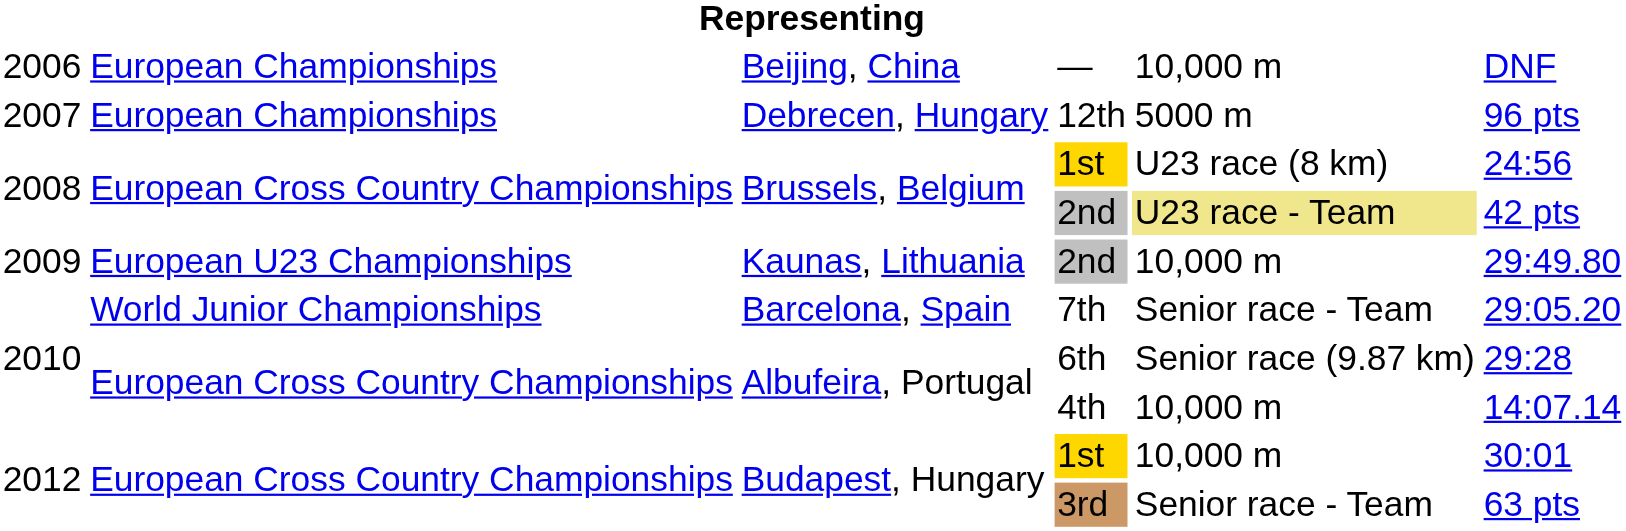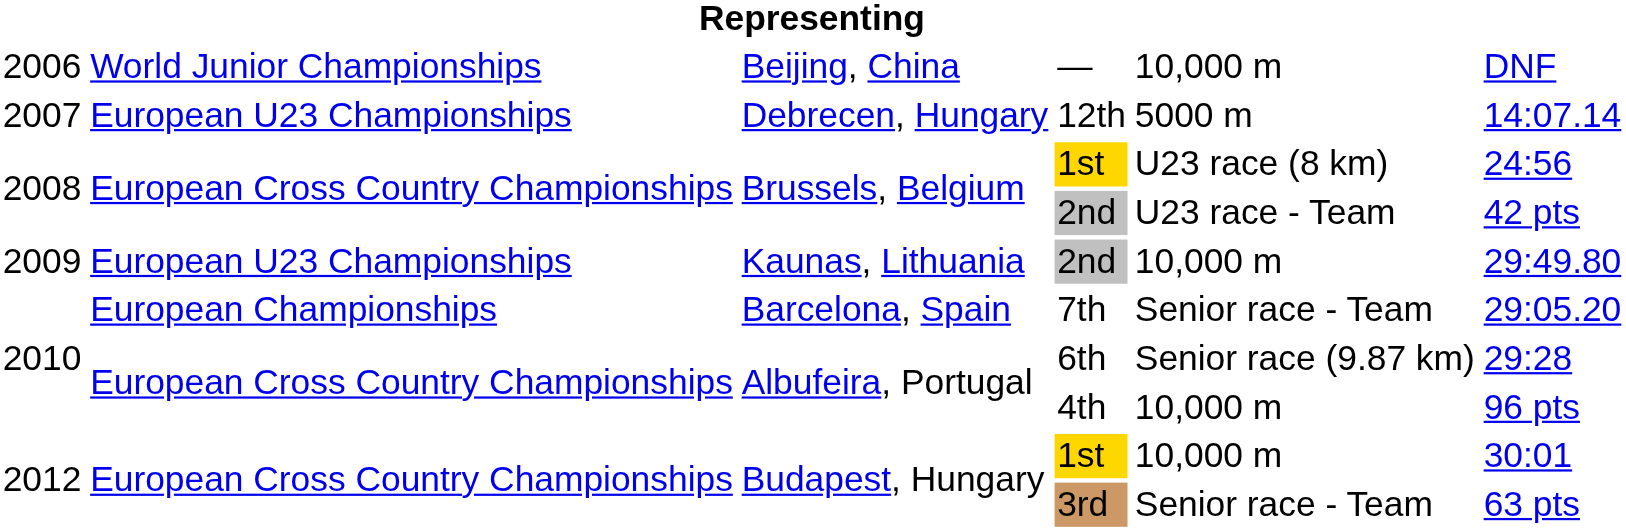(294, 66) European Championships -> (316, 66) World Junior Championships
(294, 115) European Championships -> (331, 115) European U23 Championships
(1532, 115) 96 pts -> (1552, 115) 14:07.14
(1265, 212) khaki background -> (1265, 212) no background
(316, 309) World Junior Championships -> (294, 309) European Championships
(1552, 406) 14:07.14 -> (1532, 406) 96 pts
